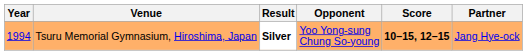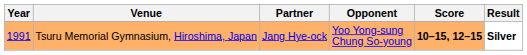columns swapped: (487, 13) <-> (278, 13)
(19, 36) 1994 -> (19, 36) 1991
